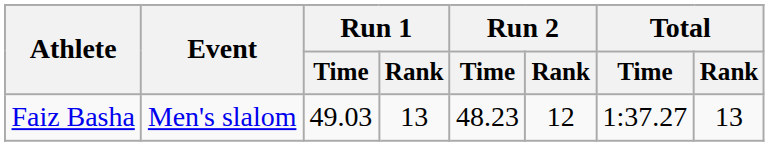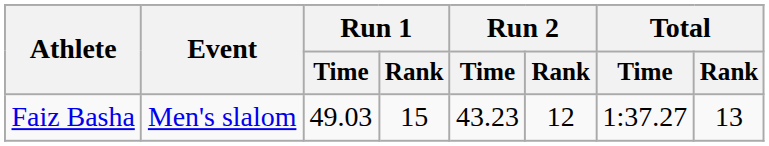(414, 116) 13 -> (414, 116) 15
(487, 116) 48.23 -> (487, 116) 43.23
